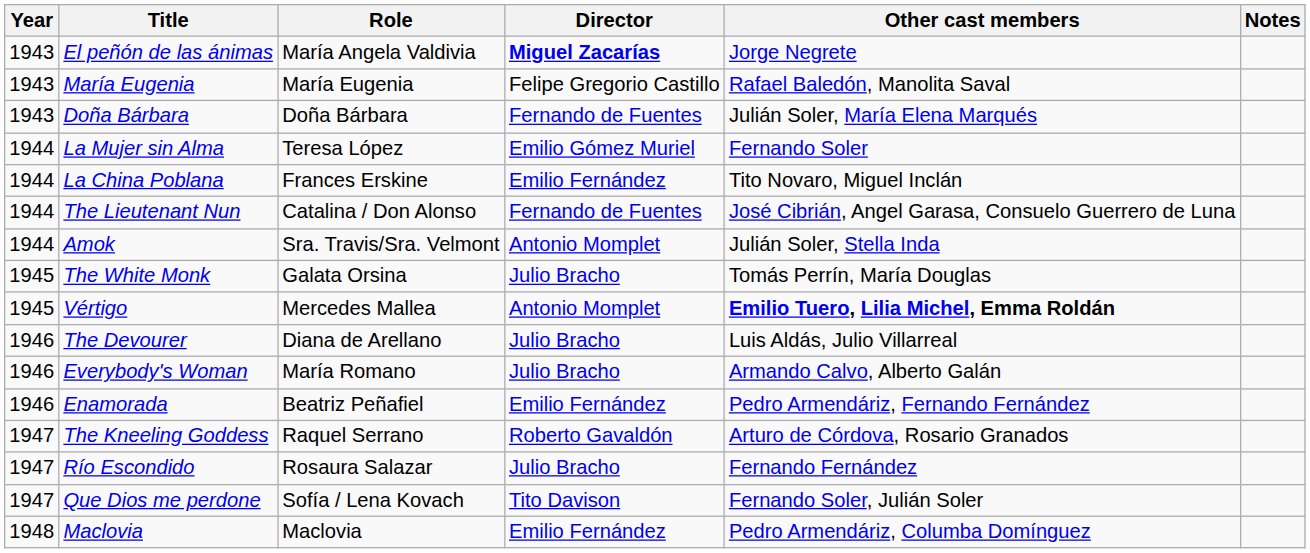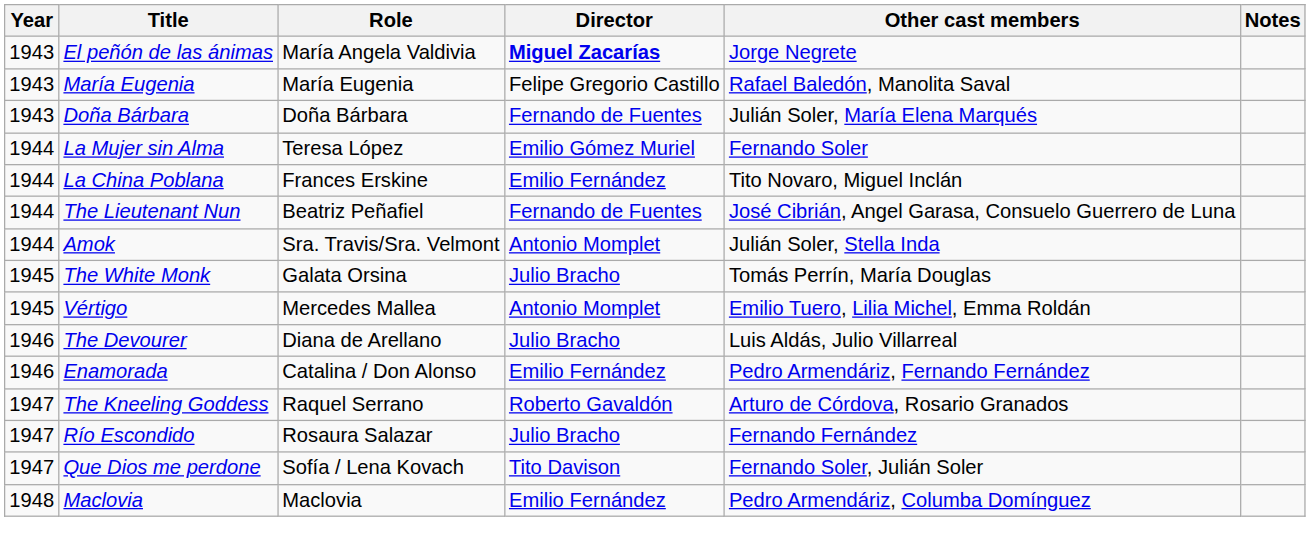(379, 212) Catalina / Don Alonso -> (353, 212) Beatriz Peñafiel
(922, 308) bold -> (910, 308) normal
- row: (156, 372)
(353, 404) Beatriz Peñafiel -> (379, 372) Catalina / Don Alonso
